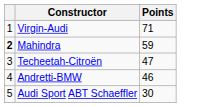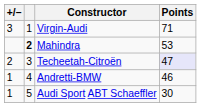+ column: (14, 12)
(148, 45) 59 -> (167, 45) 53
(148, 61) no background -> (167, 61) lavender background
